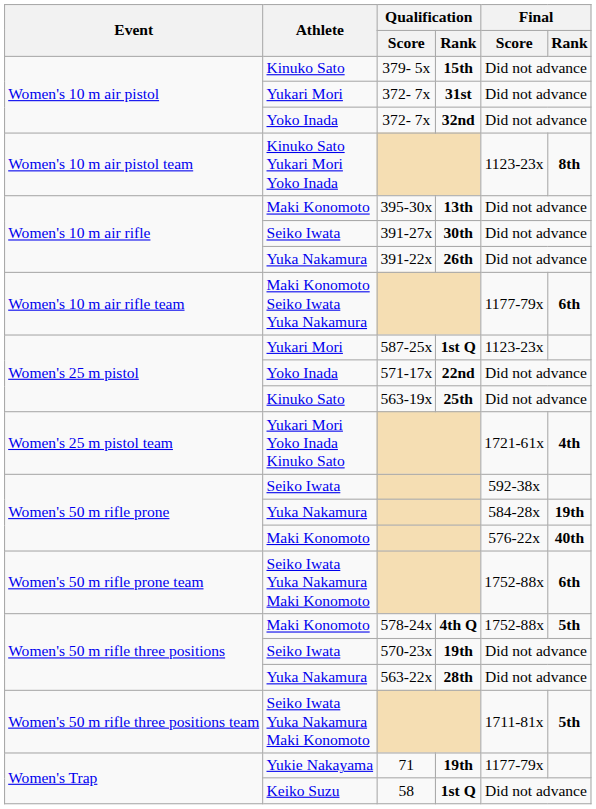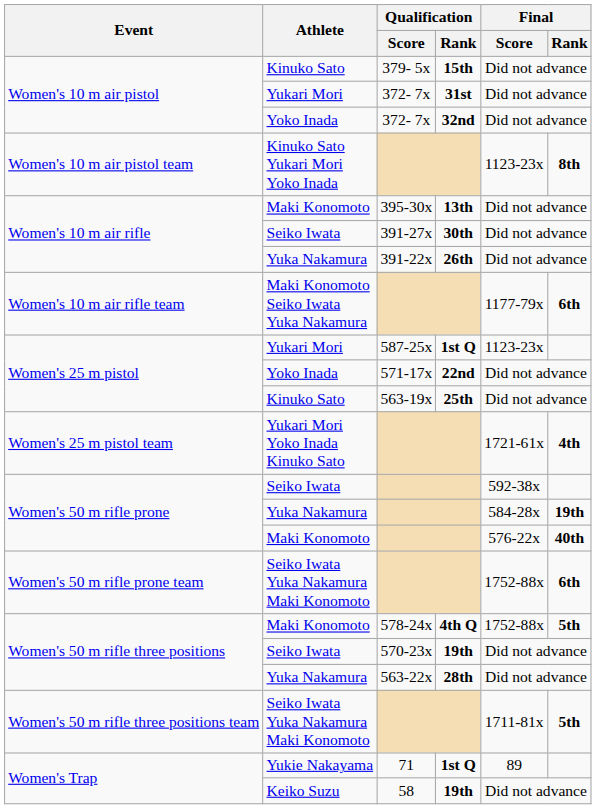(458, 765) 19th -> (458, 765) 1st Q
(514, 765) 1177-79x -> (514, 765) 89
(458, 791) 1st Q -> (458, 791) 19th
